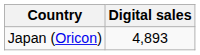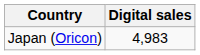(150, 38) 4,893 -> (150, 38) 4,983
